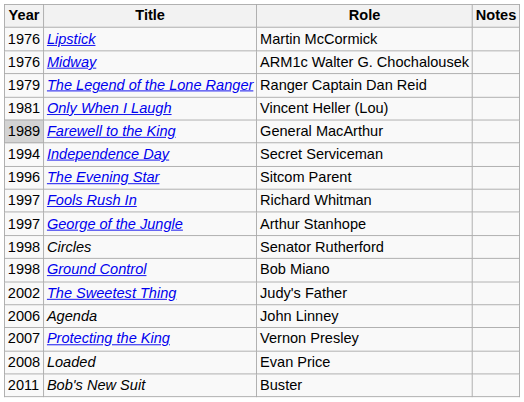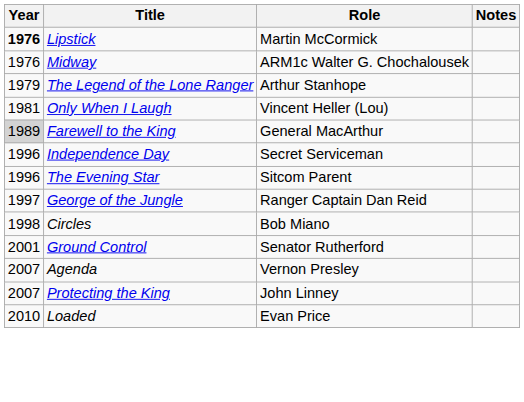(24, 39) normal -> (24, 39) bold
(343, 85) Ranger Captain Dan Reid -> (313, 85) Arthur Stanhope
(24, 154) 1994 -> (24, 154) 1996
- row: (92, 200)
(313, 223) Arthur Stanhope -> (343, 200) Ranger Captain Dan Reid
(322, 246) Senator Rutherford -> (295, 223) Bob Miano
(24, 270) 1998 -> (24, 246) 2001
(295, 270) Bob Miano -> (322, 246) Senator Rutherford
- row: (112, 293)
(24, 316) 2006 -> (24, 270) 2007
(299, 316) John Linney -> (309, 270) Vernon Presley
(309, 339) Vernon Presley -> (299, 293) John Linney
(24, 362) 2008 -> (24, 316) 2010
- row: (96, 385)
